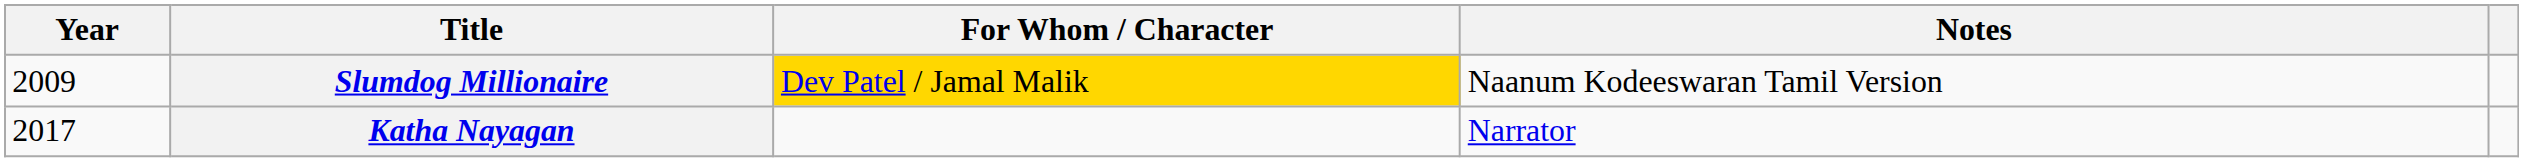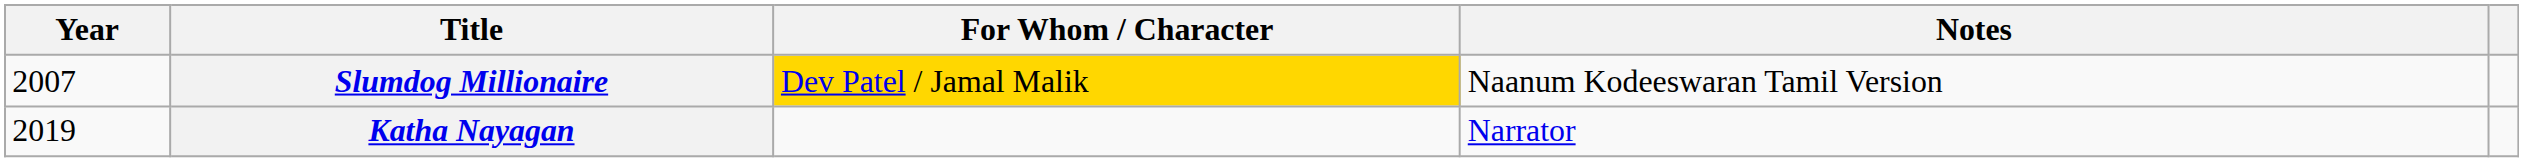(44, 80) 2009 -> (44, 80) 2007
(44, 130) 2017 -> (44, 130) 2019
